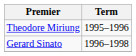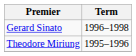rows swapped: (43, 28) <-> (34, 43)
